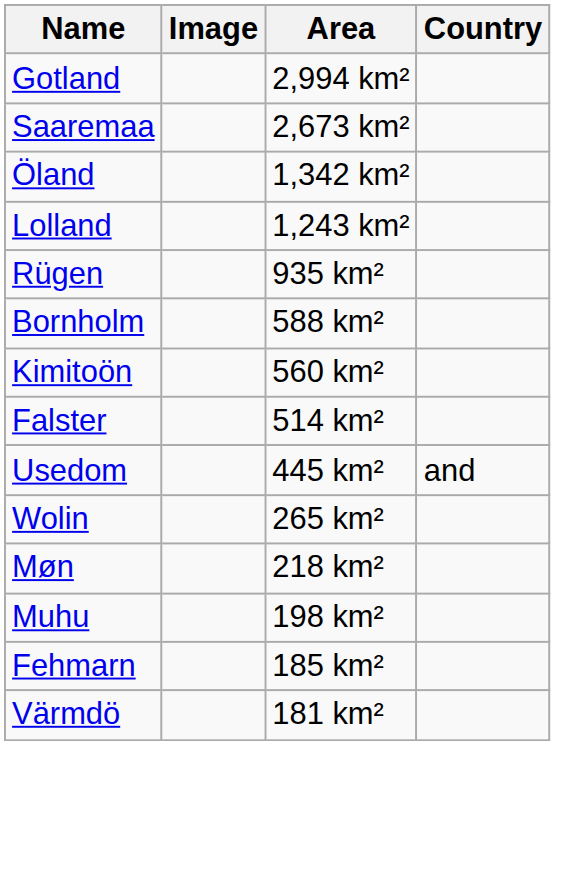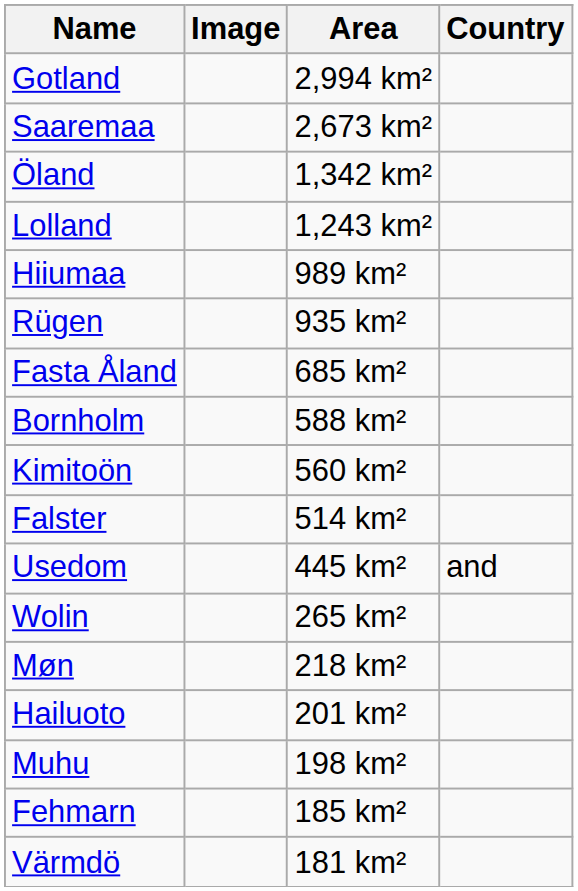+ row: (69, 273)
+ row: (94, 371)
+ row: (69, 714)
